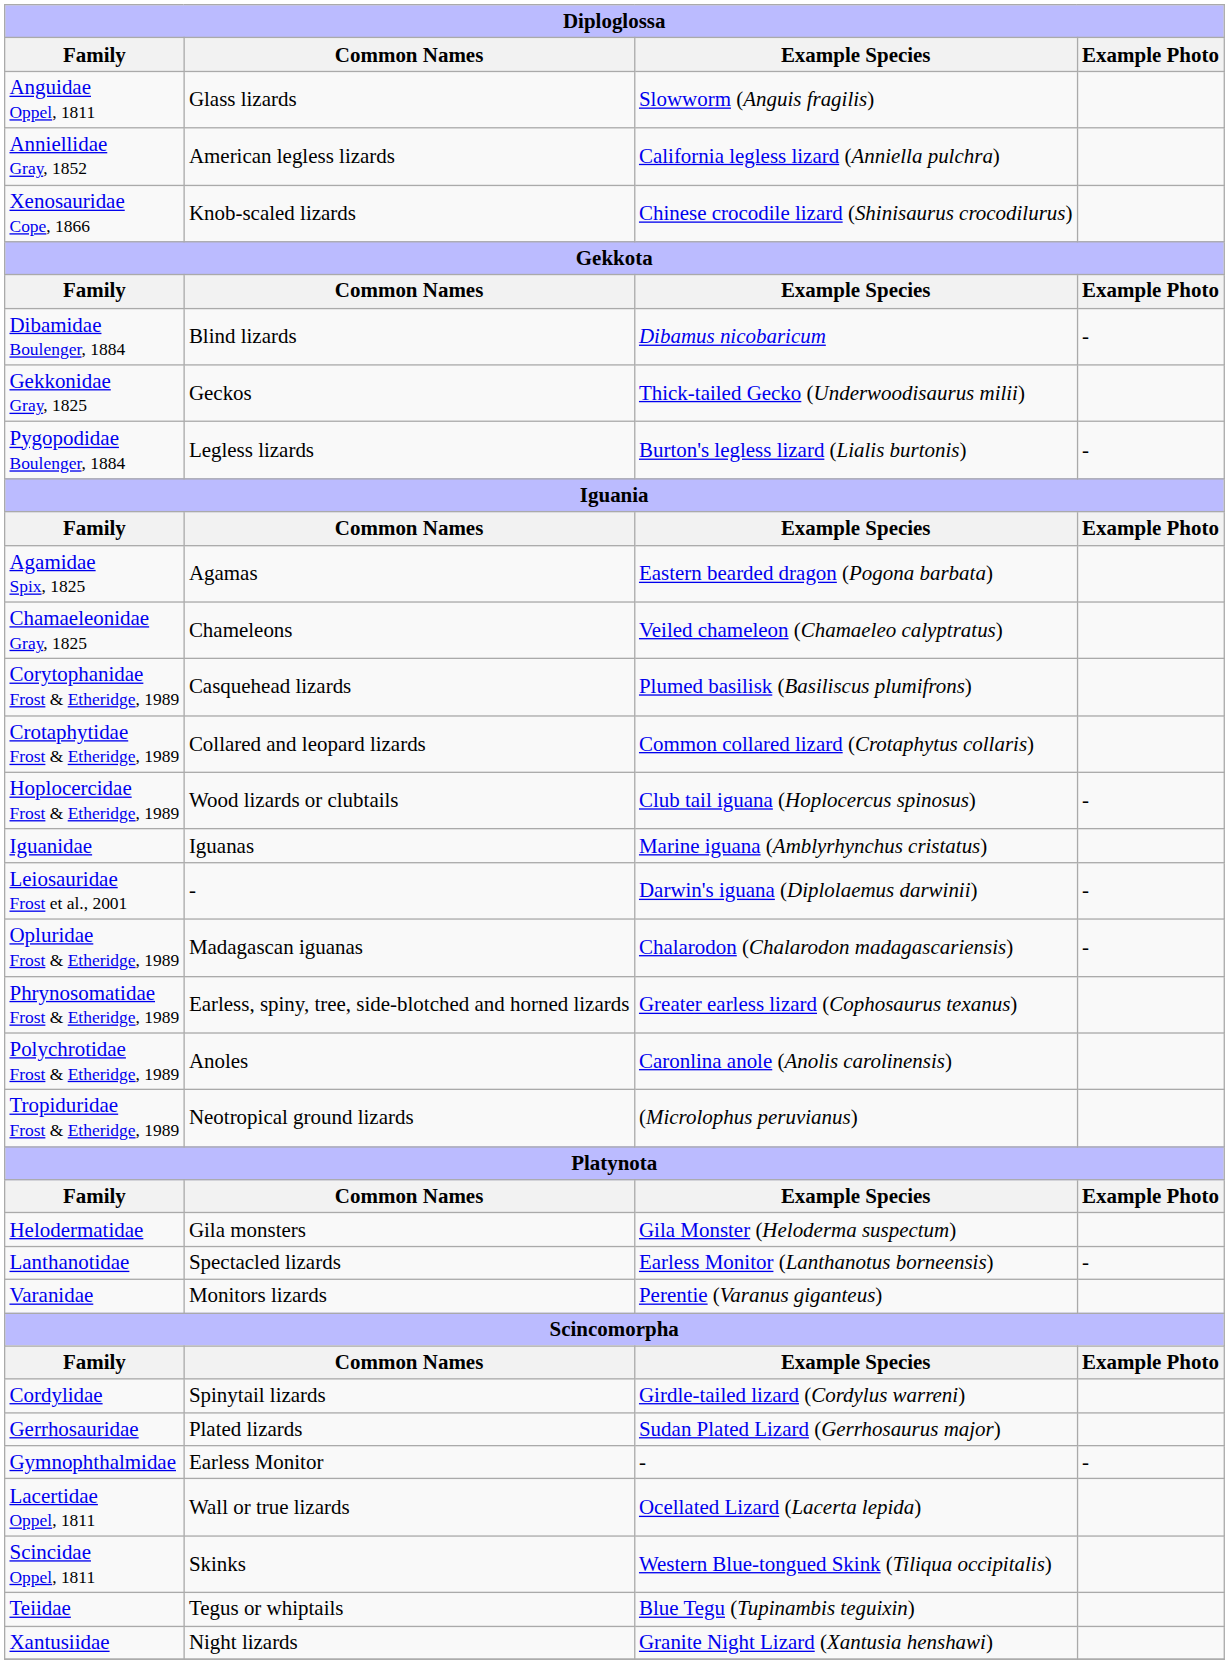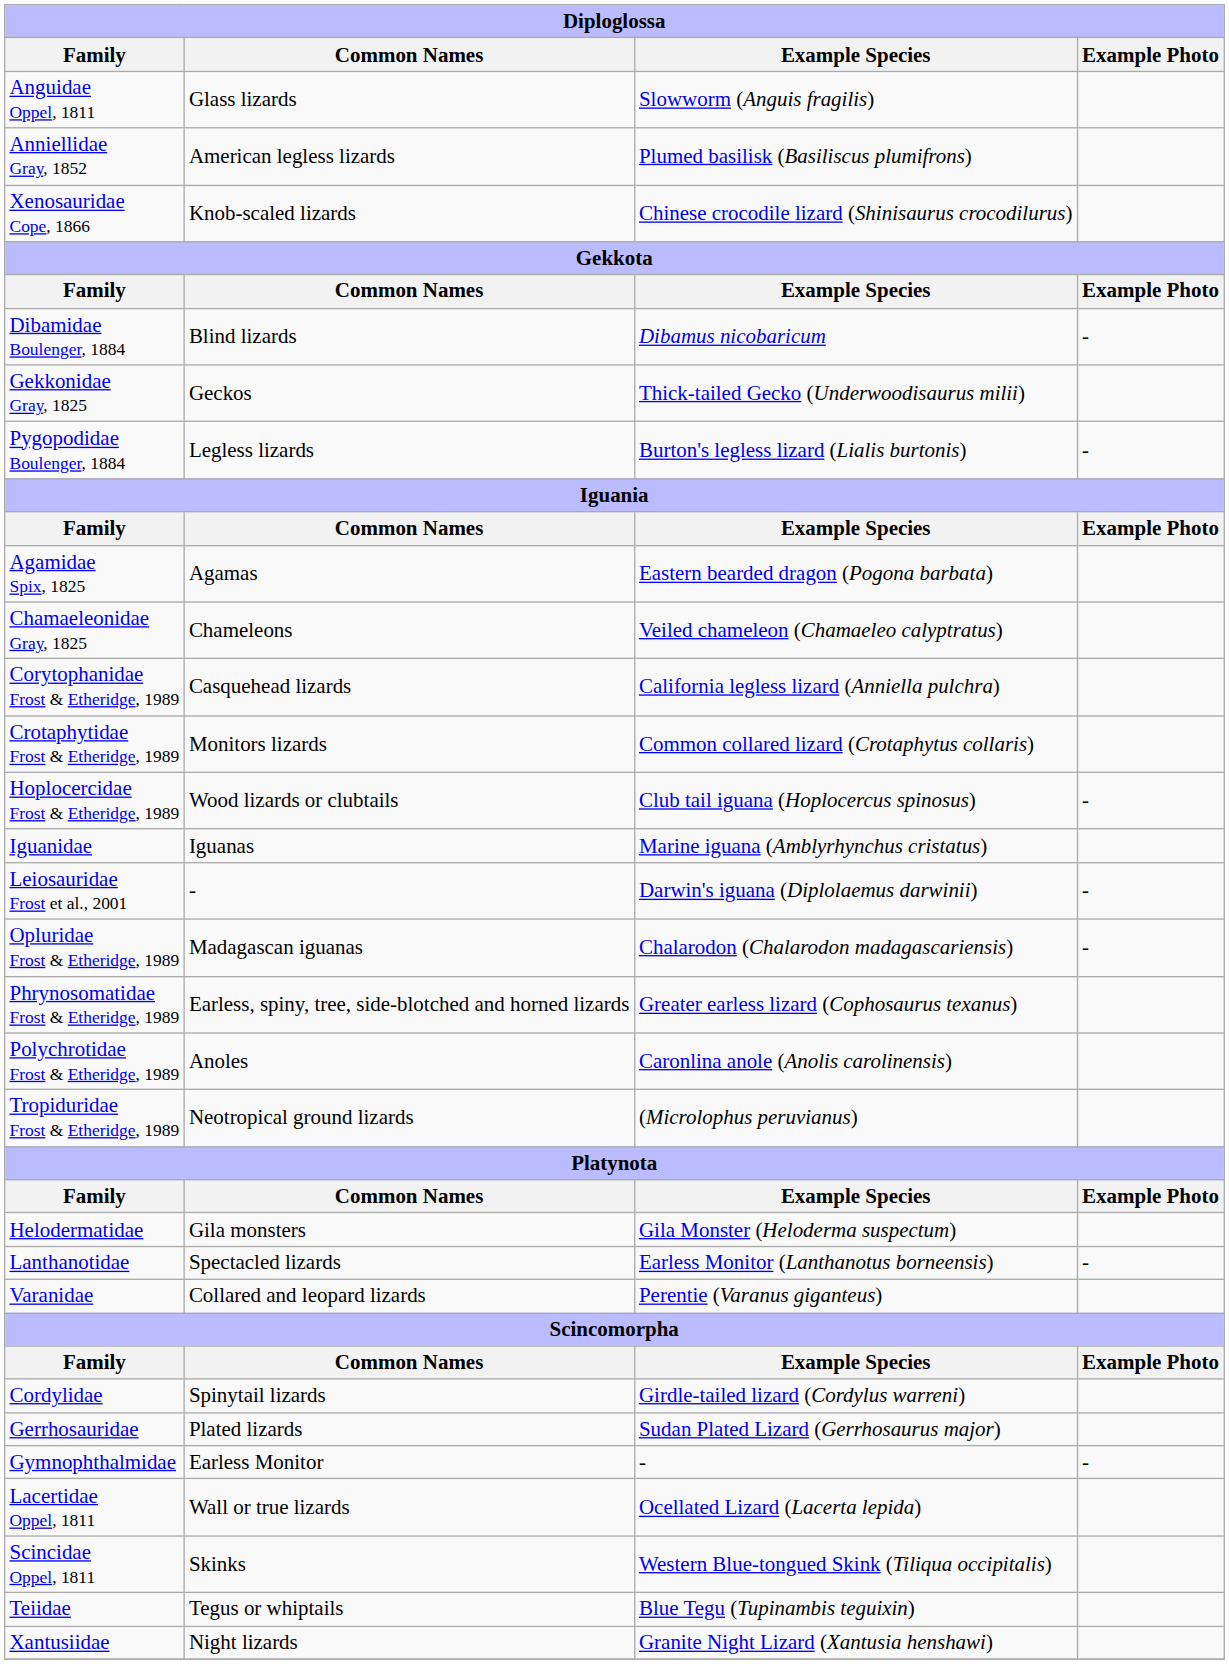(819, 156) California legless lizard (Anniella pulchra) -> (805, 156) Plumed basilisk (Basiliscus plumifrons)
(805, 686) Plumed basilisk (Basiliscus plumifrons) -> (819, 686) California legless lizard (Anniella pulchra)
(307, 743) Collared and leopard lizards -> (258, 743) Monitors lizards
(258, 1295) Monitors lizards -> (307, 1295) Collared and leopard lizards
